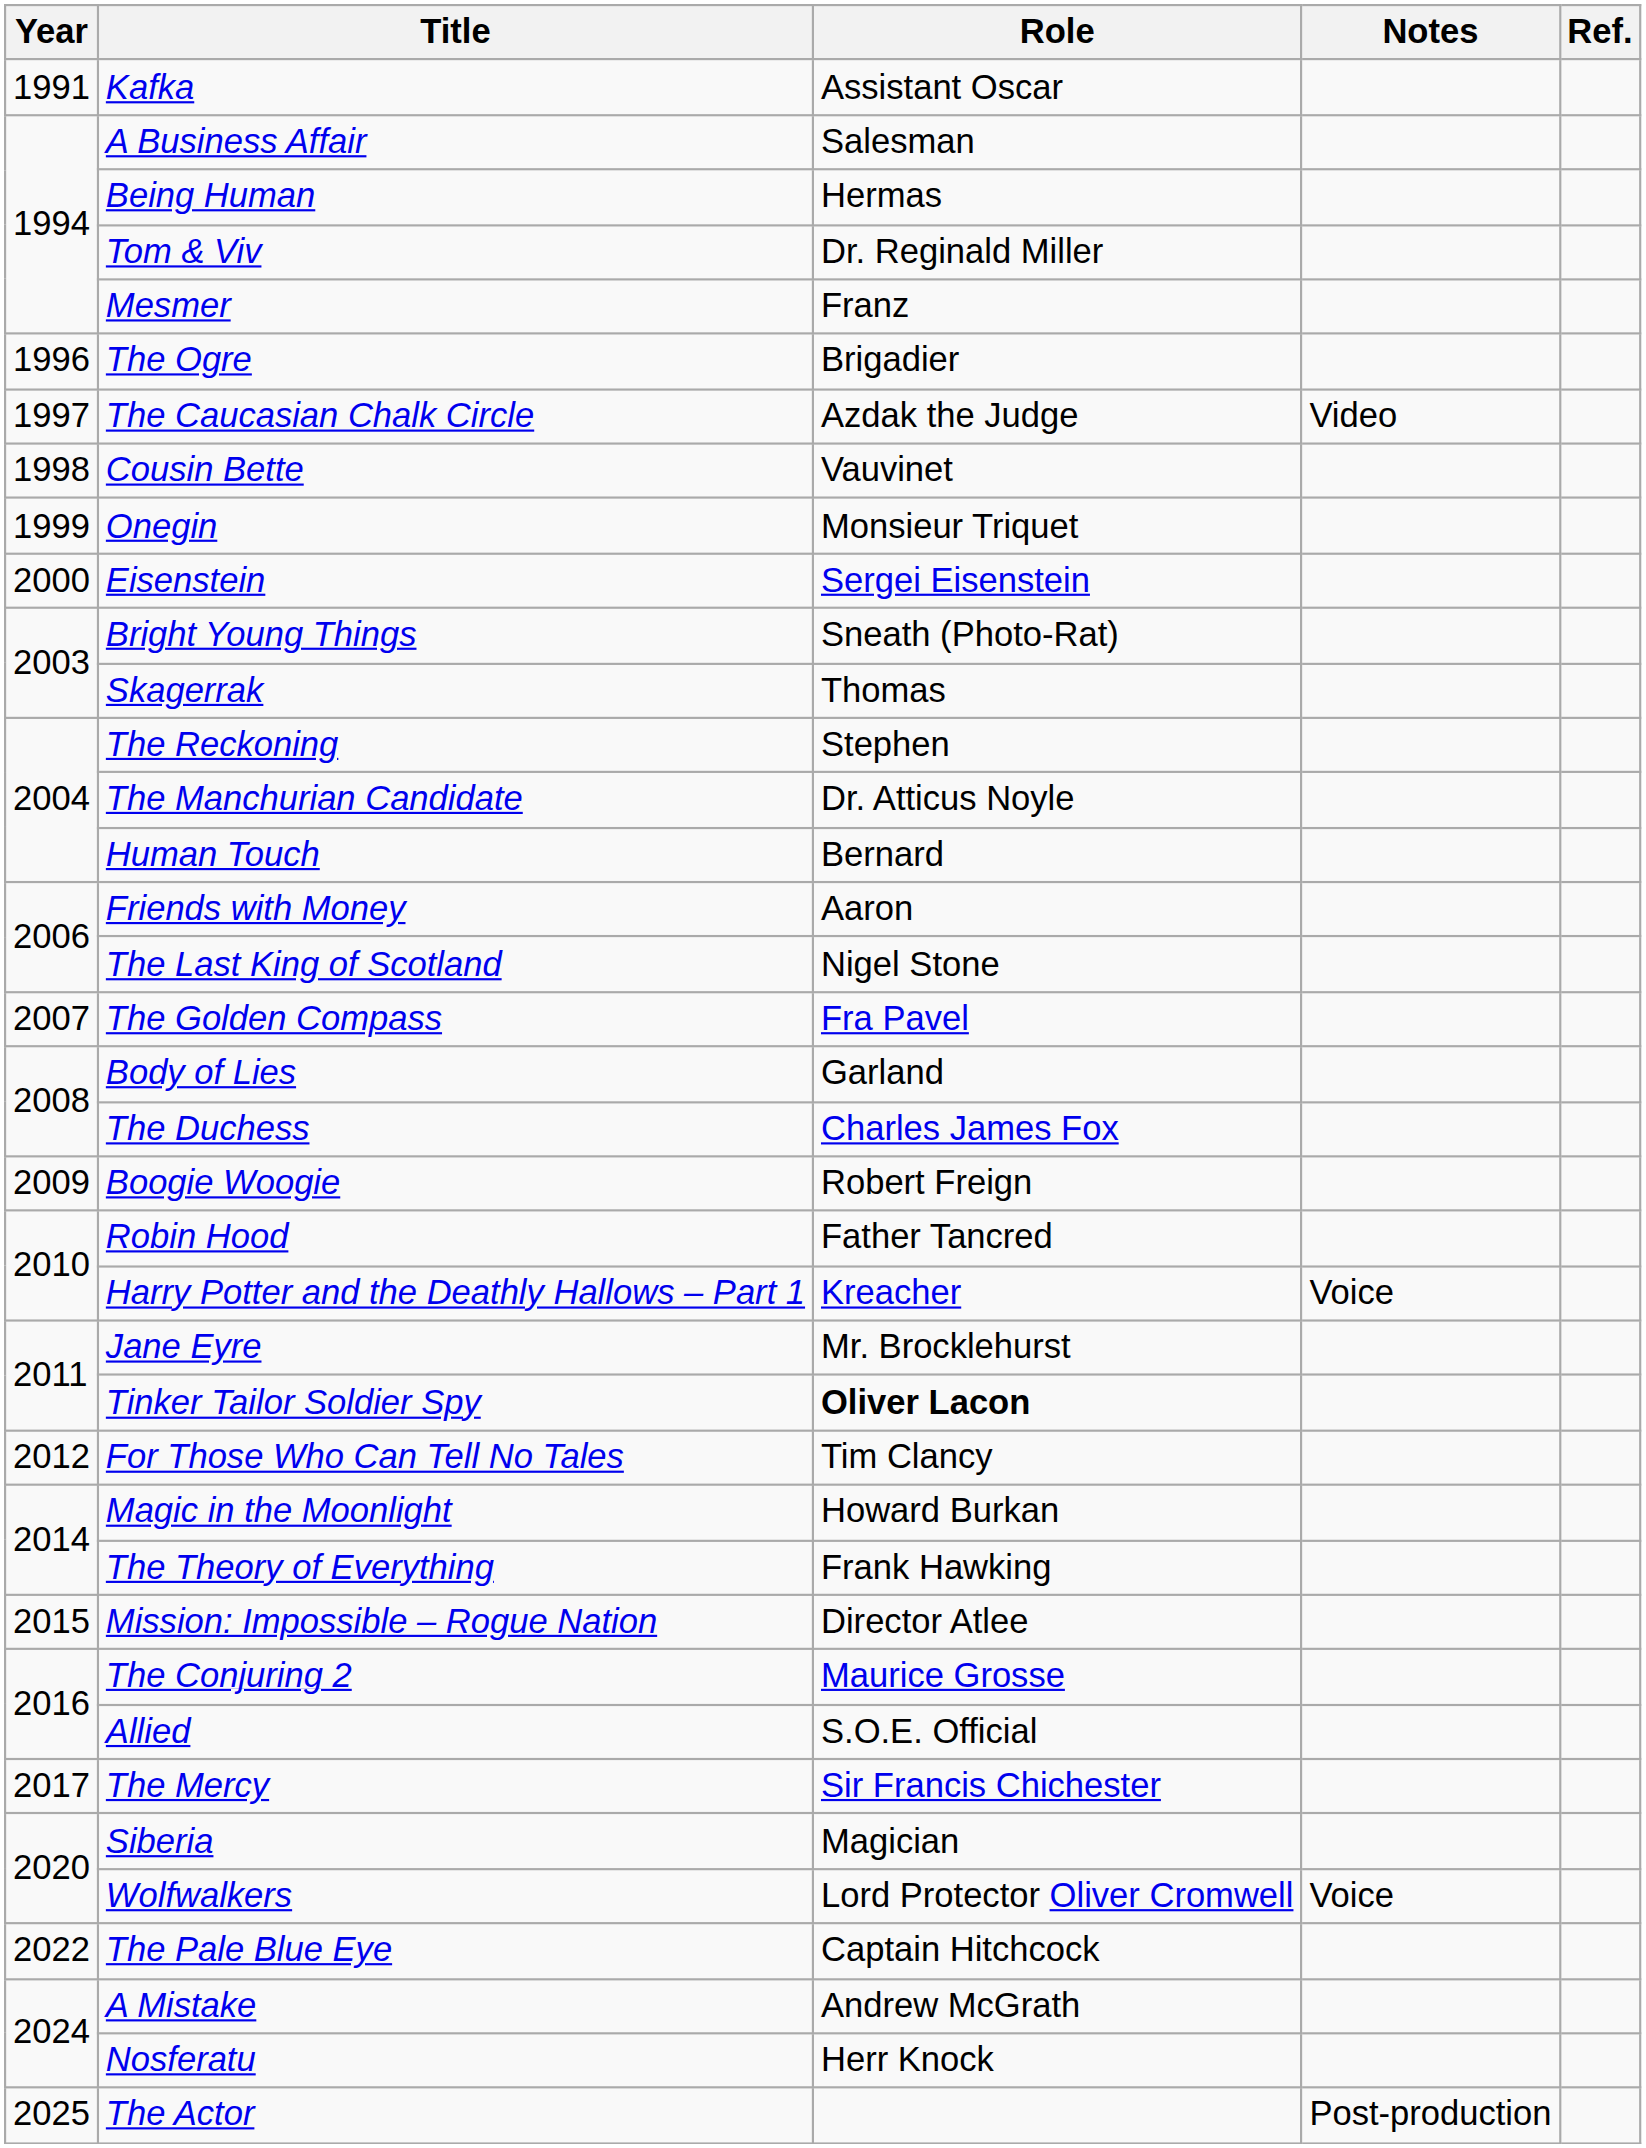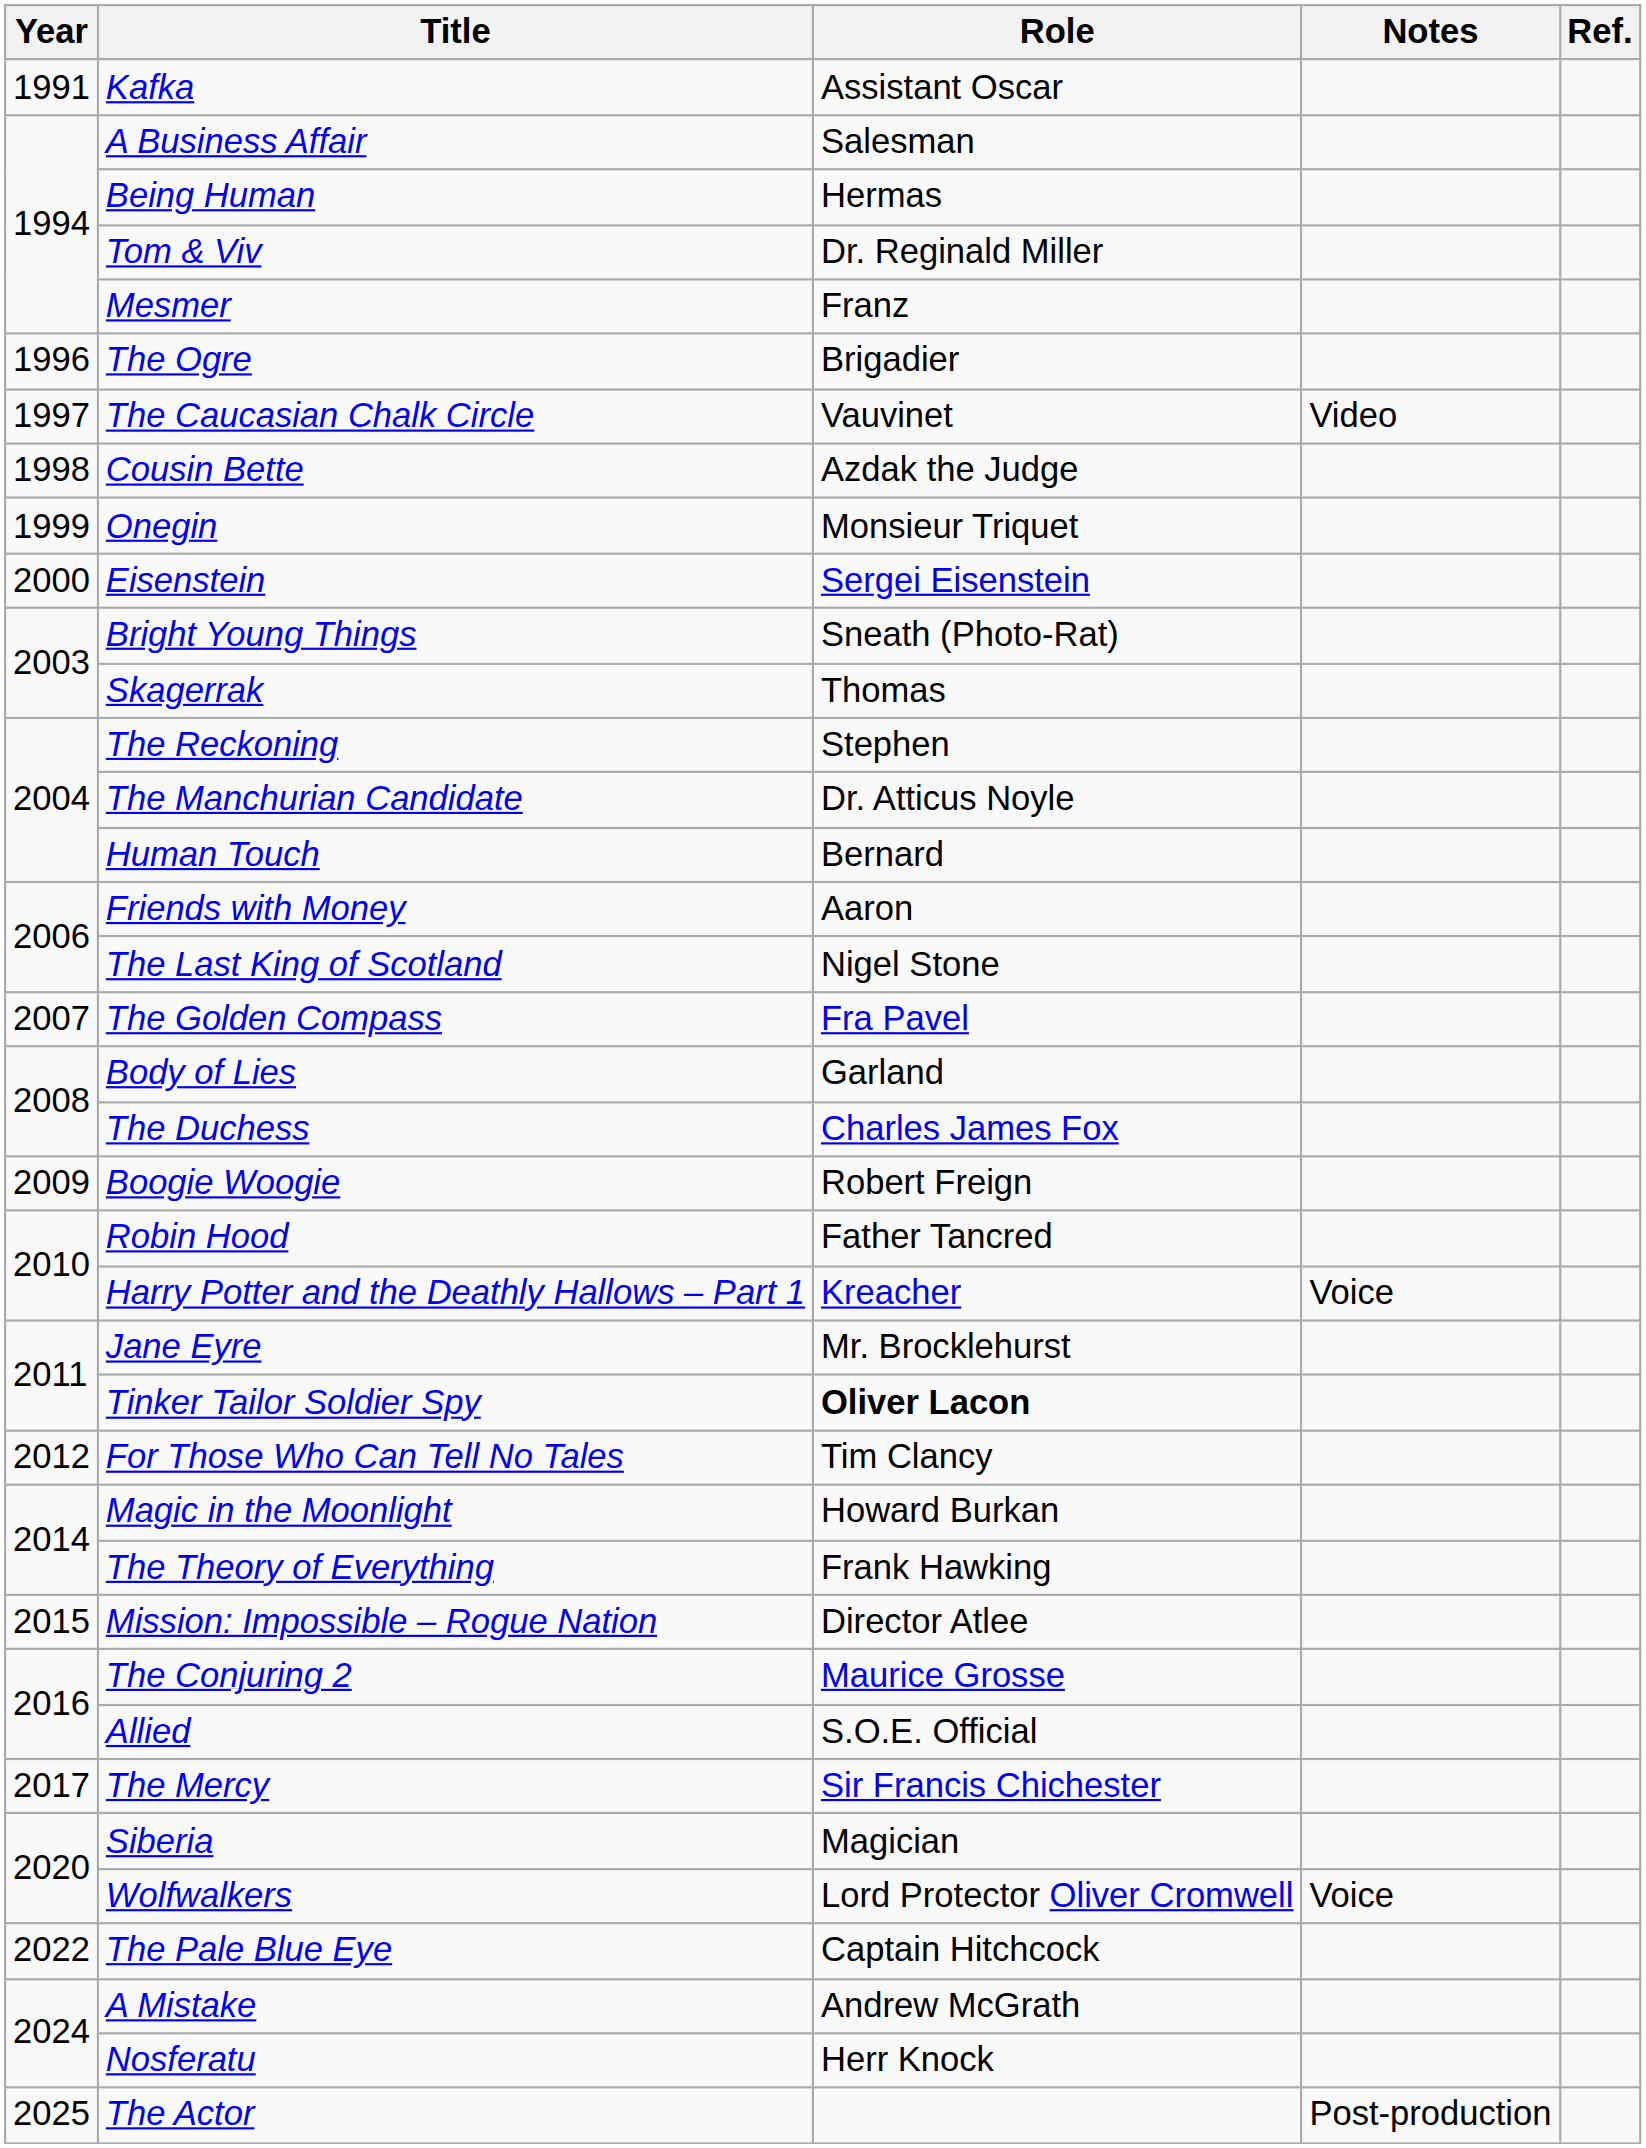(950, 415) Azdak the Judge -> (887, 415) Vauvinet
(887, 470) Vauvinet -> (950, 470) Azdak the Judge
